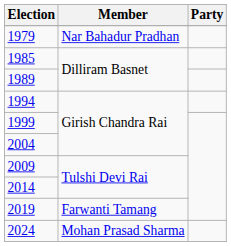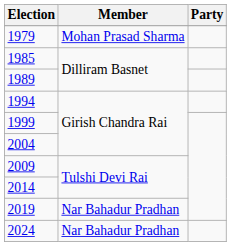(120, 36) Nar Bahadur Pradhan -> (123, 36) Mohan Prasad Sharma
(109, 209) Farwanti Tamang -> (120, 209) Nar Bahadur Pradhan
(123, 230) Mohan Prasad Sharma -> (120, 230) Nar Bahadur Pradhan
